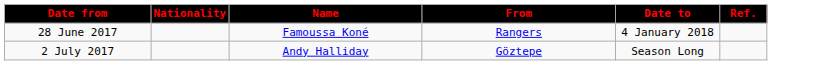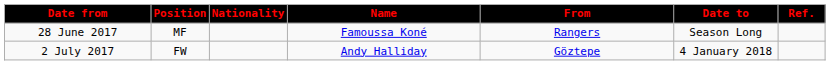+ column: (180, 13)
(668, 32) 4 January 2018 -> (726, 32) Season Long
(668, 50) Season Long -> (726, 50) 4 January 2018
